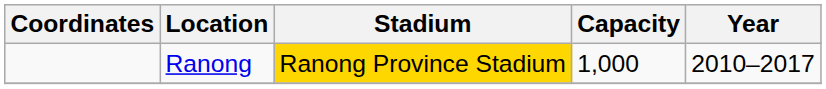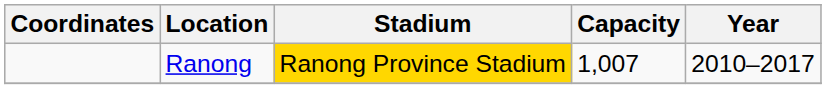(608, 63) 1,000 -> (608, 63) 1,007
